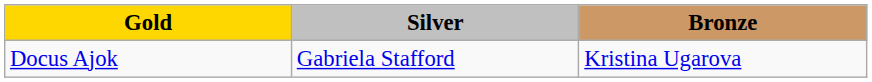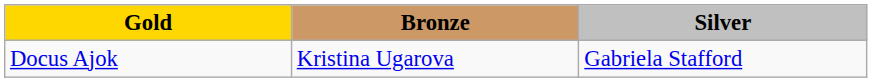columns swapped: (435, 22) <-> (723, 22)
